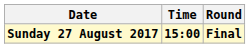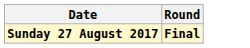- column: (182, 14)
